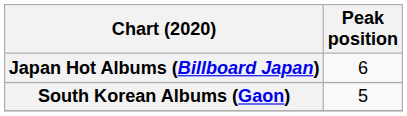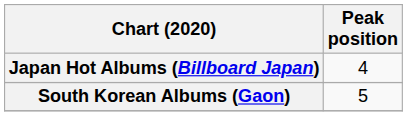(363, 67) 6 -> (363, 67) 4
